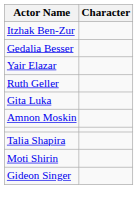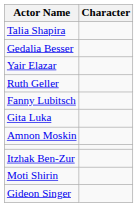rows swapped: (41, 30) <-> (36, 140)
+ row: (41, 100)
